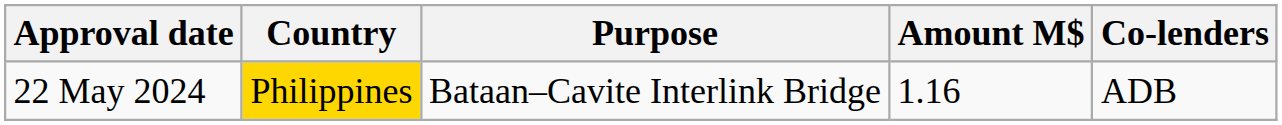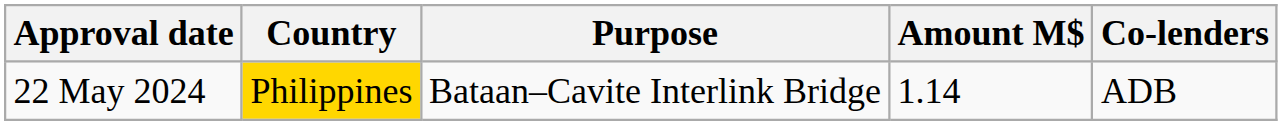(929, 90) 1.16 -> (929, 90) 1.14
